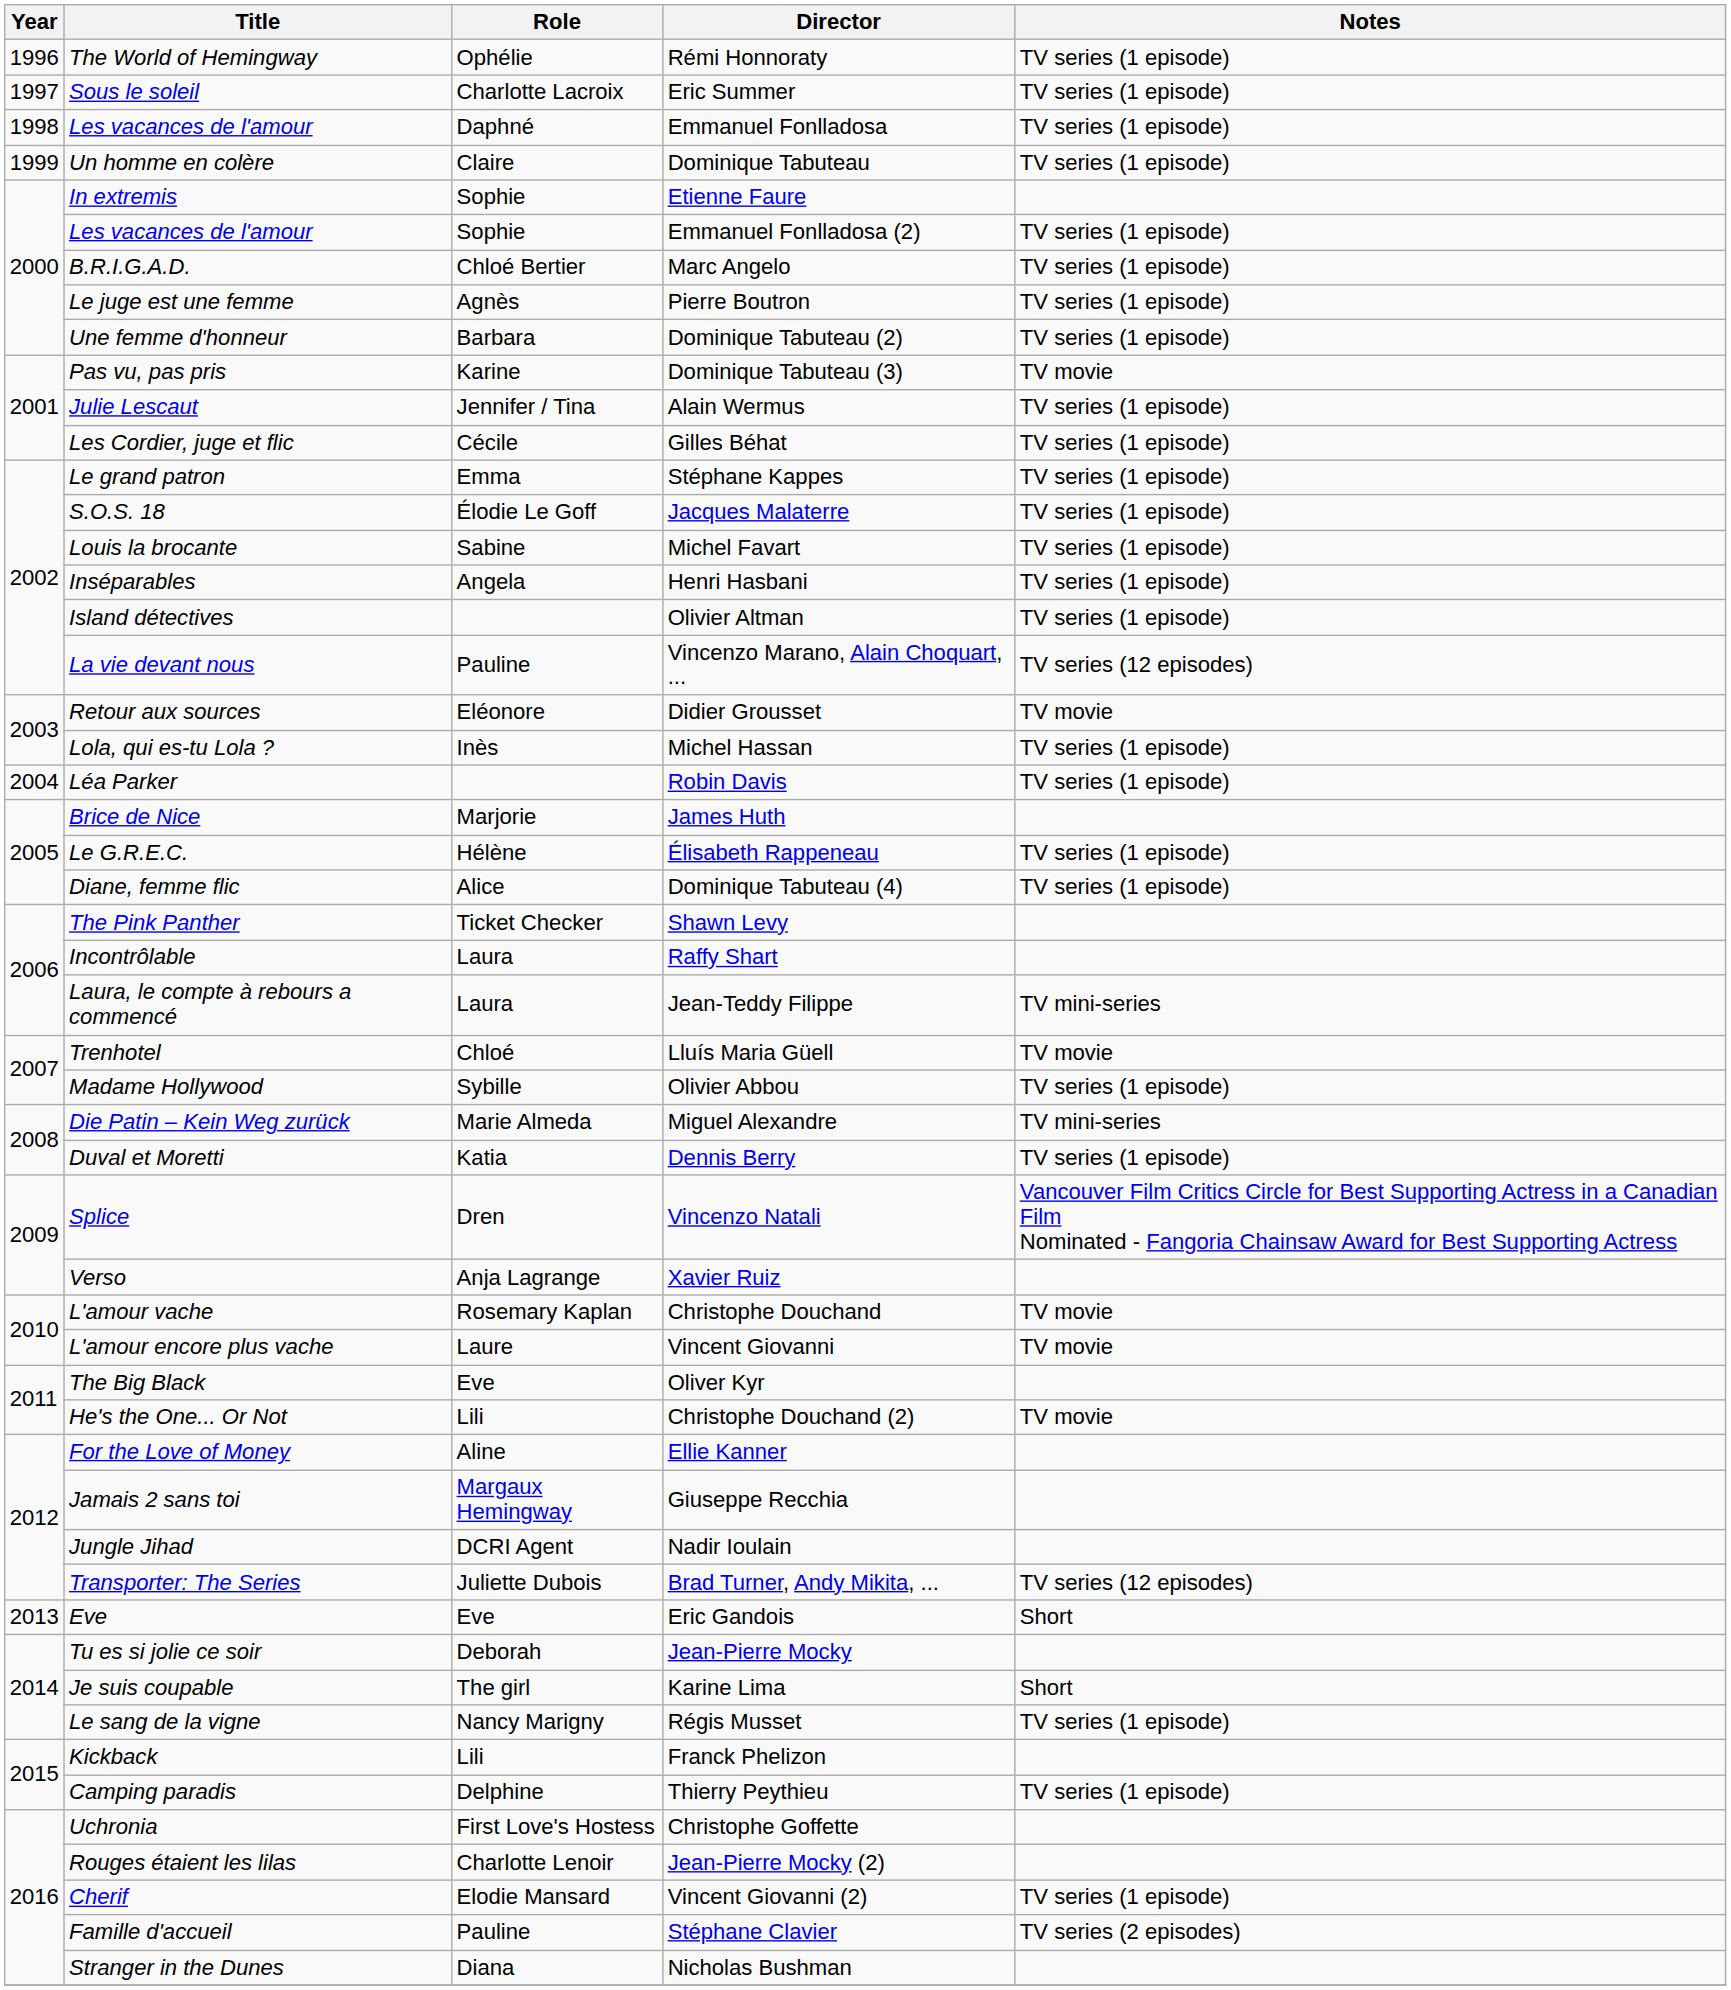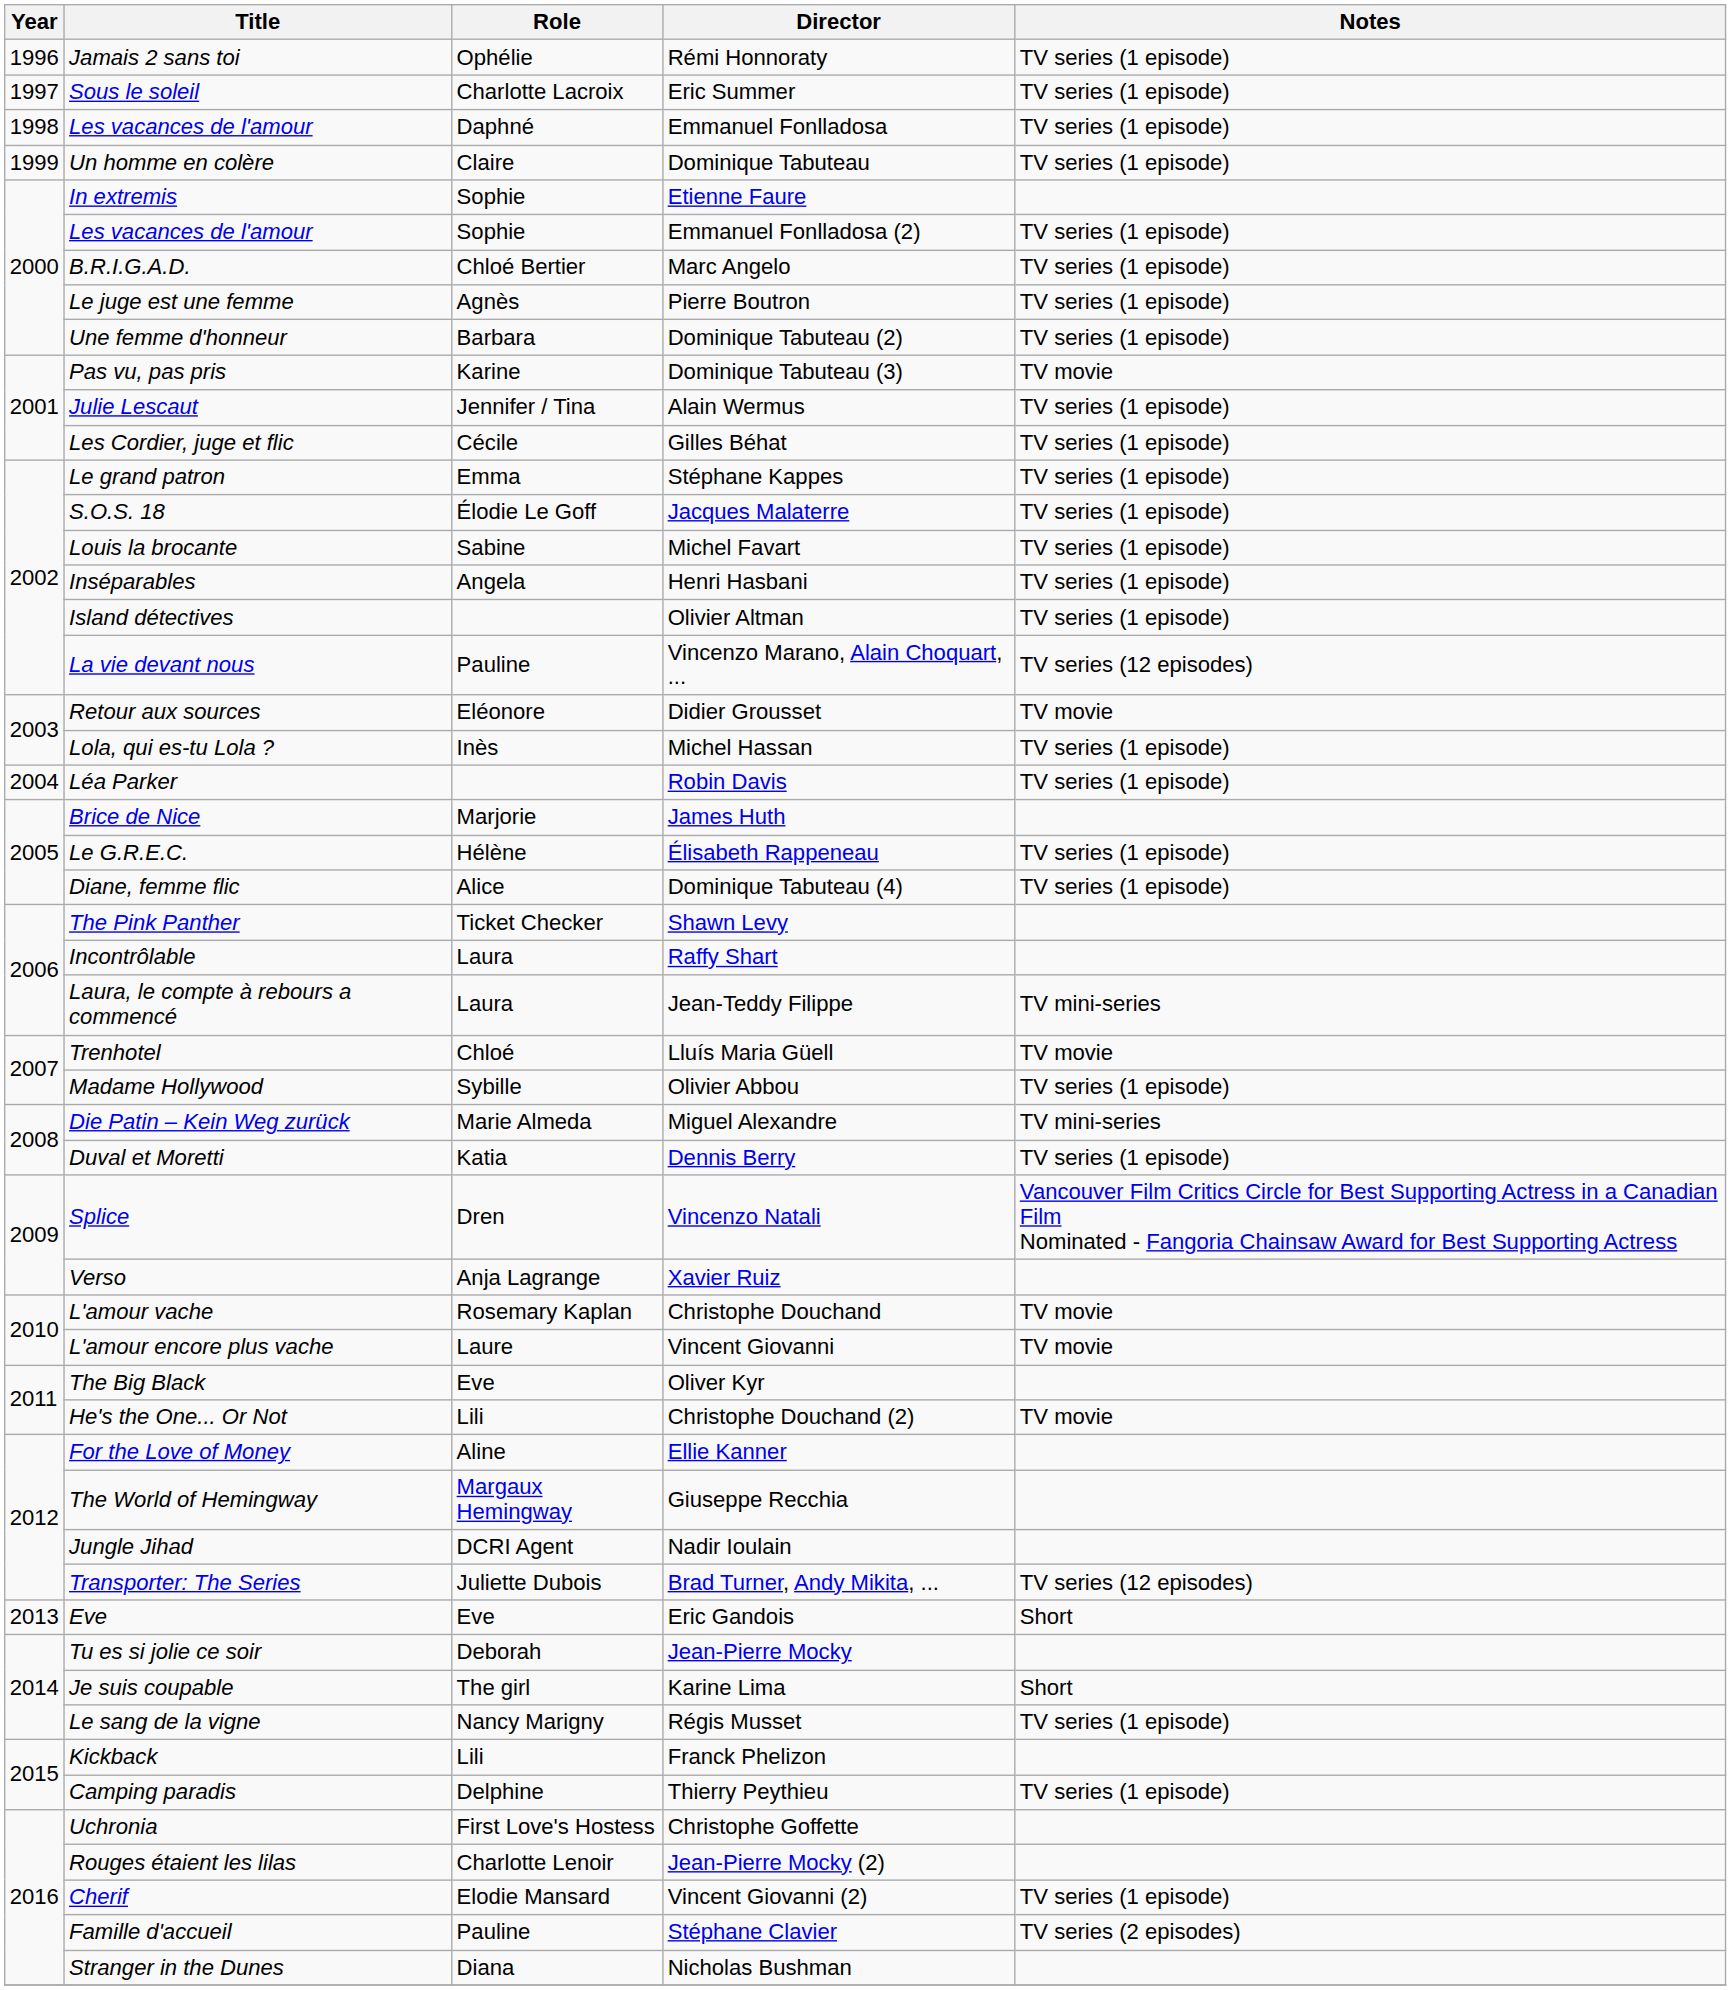(193, 57) The World of Hemingway -> (154, 57) Jamais 2 sans toi
(154, 1499) Jamais 2 sans toi -> (193, 1499) The World of Hemingway
